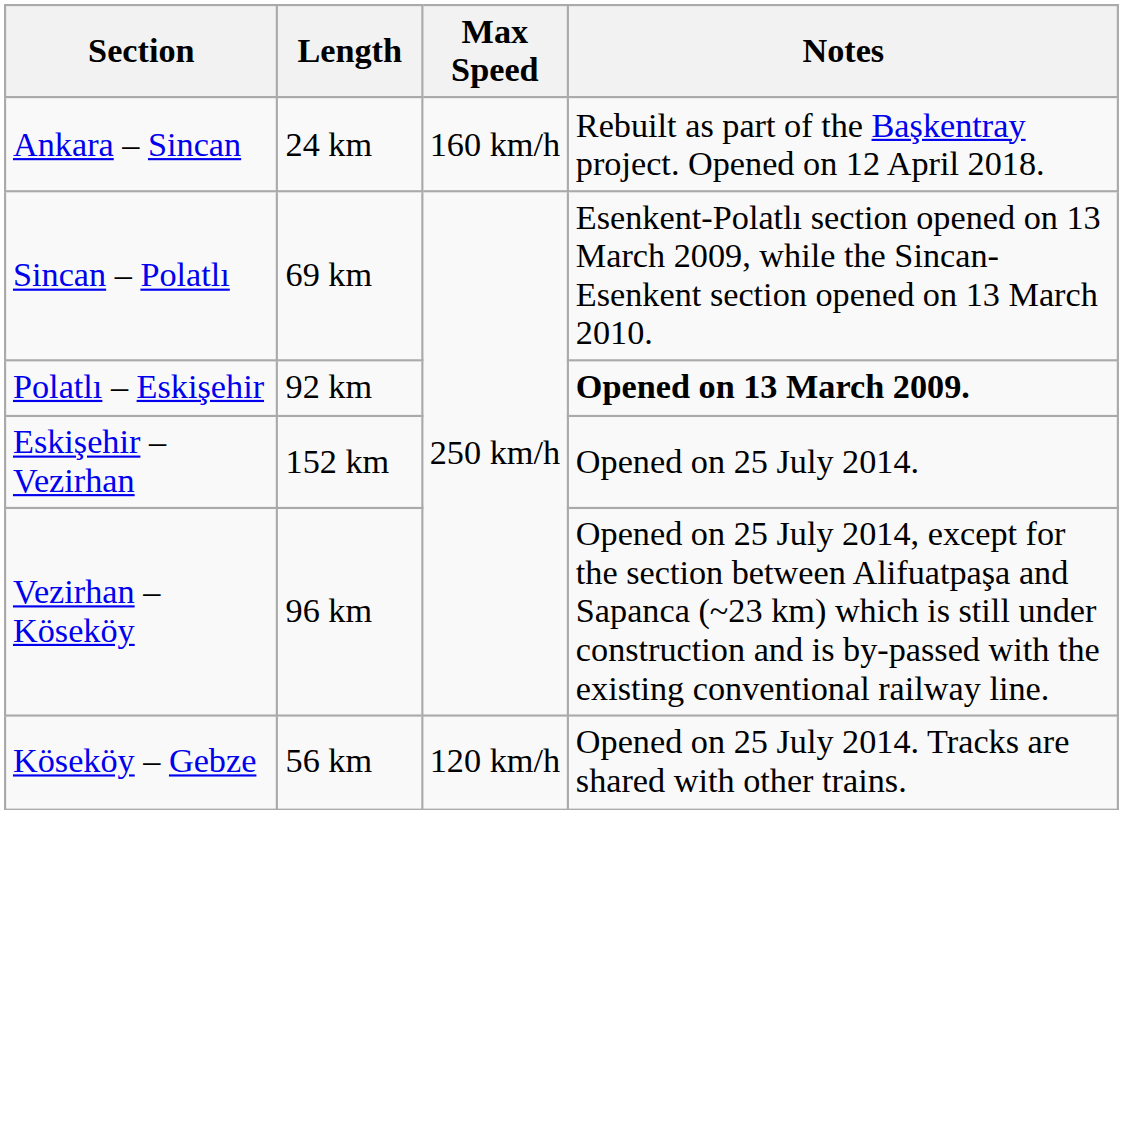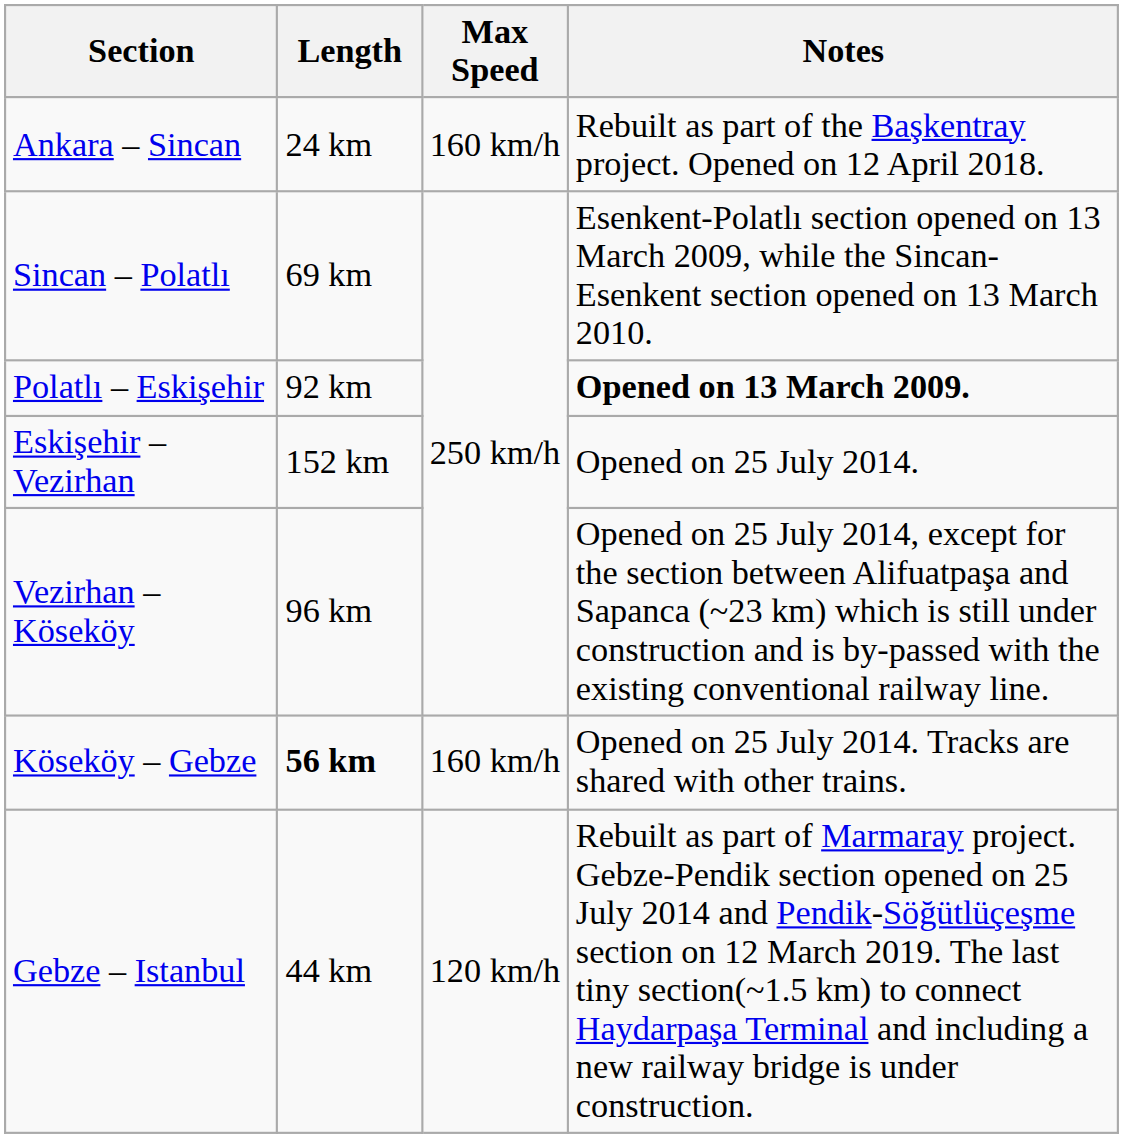(329, 761) normal -> (331, 761) bold
(495, 761) 120 km/h -> (495, 761) 160 km/h
+ row: (129, 970)
